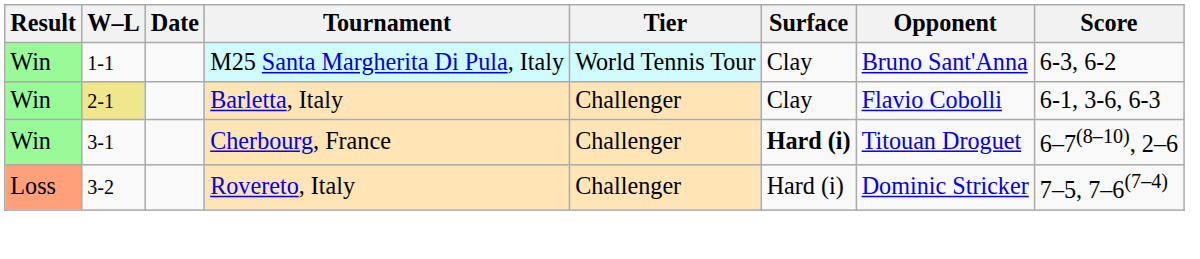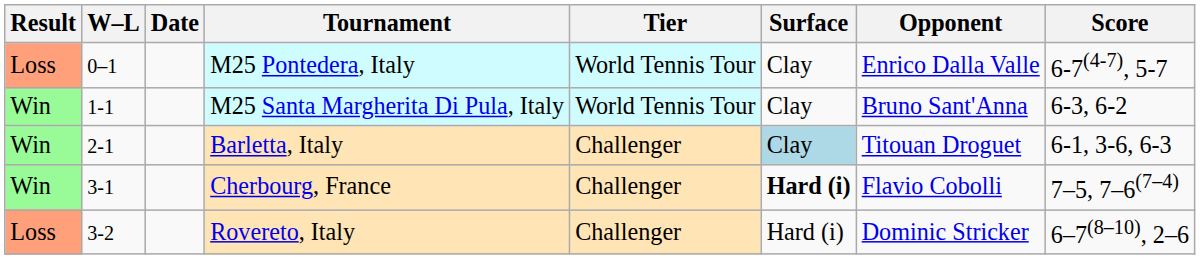+ row: (313, 65)
(101, 101) khaki background -> (101, 146) no background
(789, 100) no background -> (789, 145) lightblue background
(932, 100) Flavio Cobolli -> (941, 145) Titouan Droguet
(941, 141) Titouan Droguet -> (932, 186) Flavio Cobolli
(1109, 141) 6–7(8–10), 2–6 -> (1115, 186) 7–5, 7–6(7–4)
(1104, 186) 7–5, 7–6(7–4) -> (1120, 231) 6–7(8–10), 2–6
